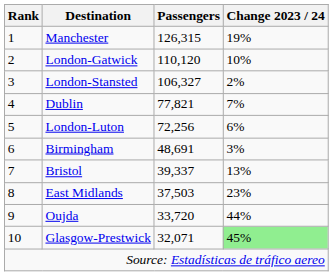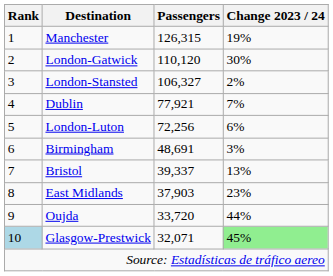(239, 59) 10% -> (239, 59) 30%
(176, 104) 77,821 -> (176, 104) 77,921
(176, 192) 37,503 -> (176, 192) 37,903
(14, 237) no background -> (14, 237) lightblue background
